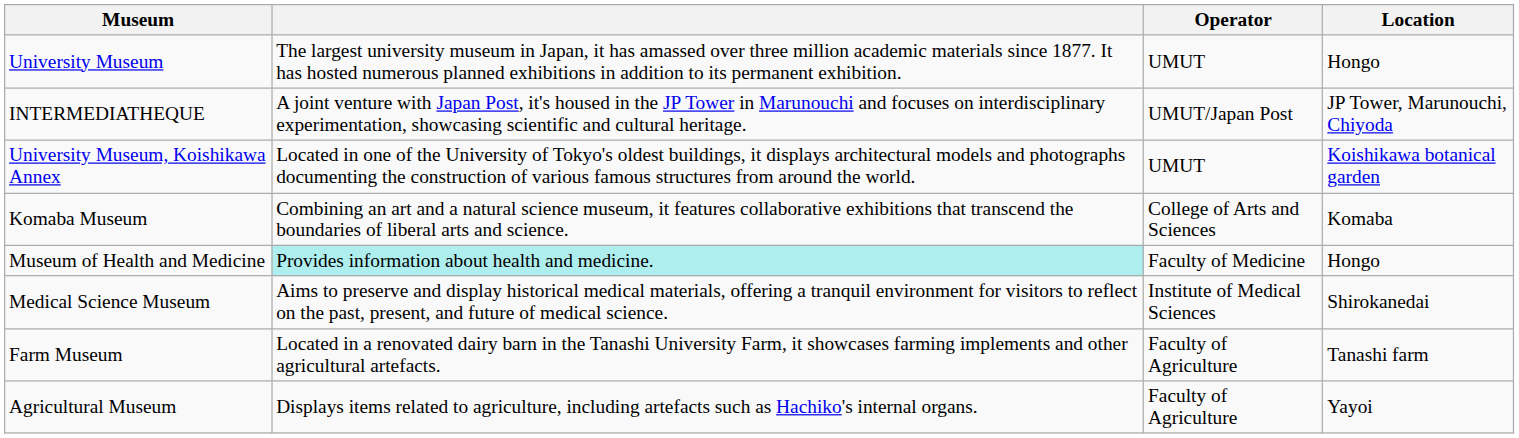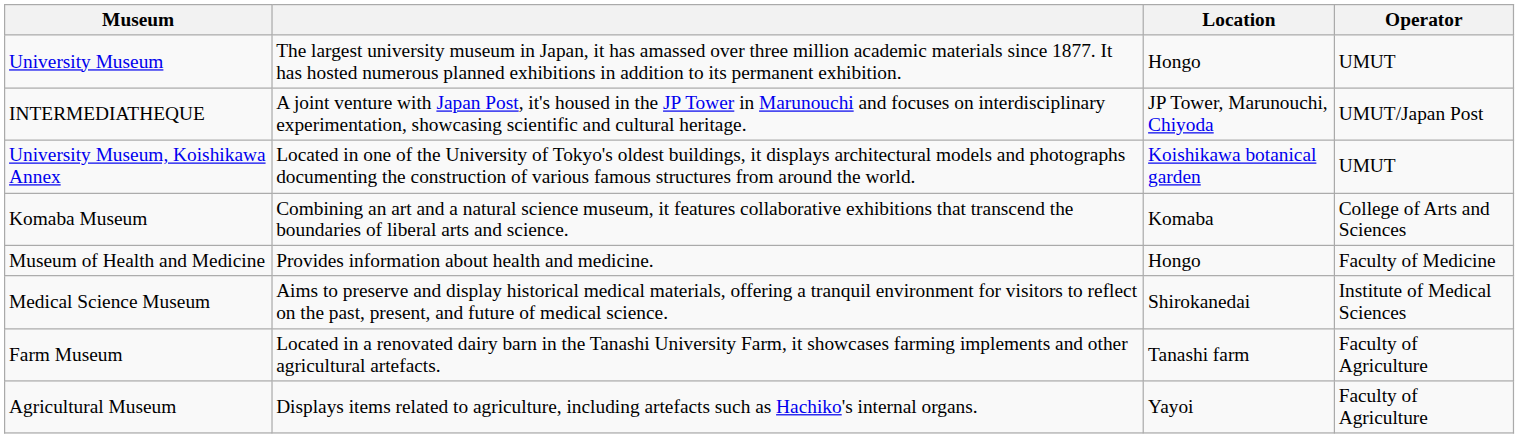columns swapped: (1418, 19) <-> (1233, 19)
(465, 260) paleturquoise background -> (465, 260) no background
